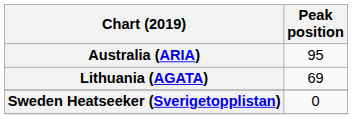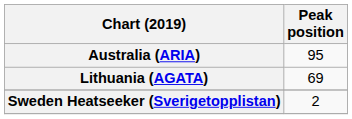(316, 101) 0 -> (316, 101) 2
